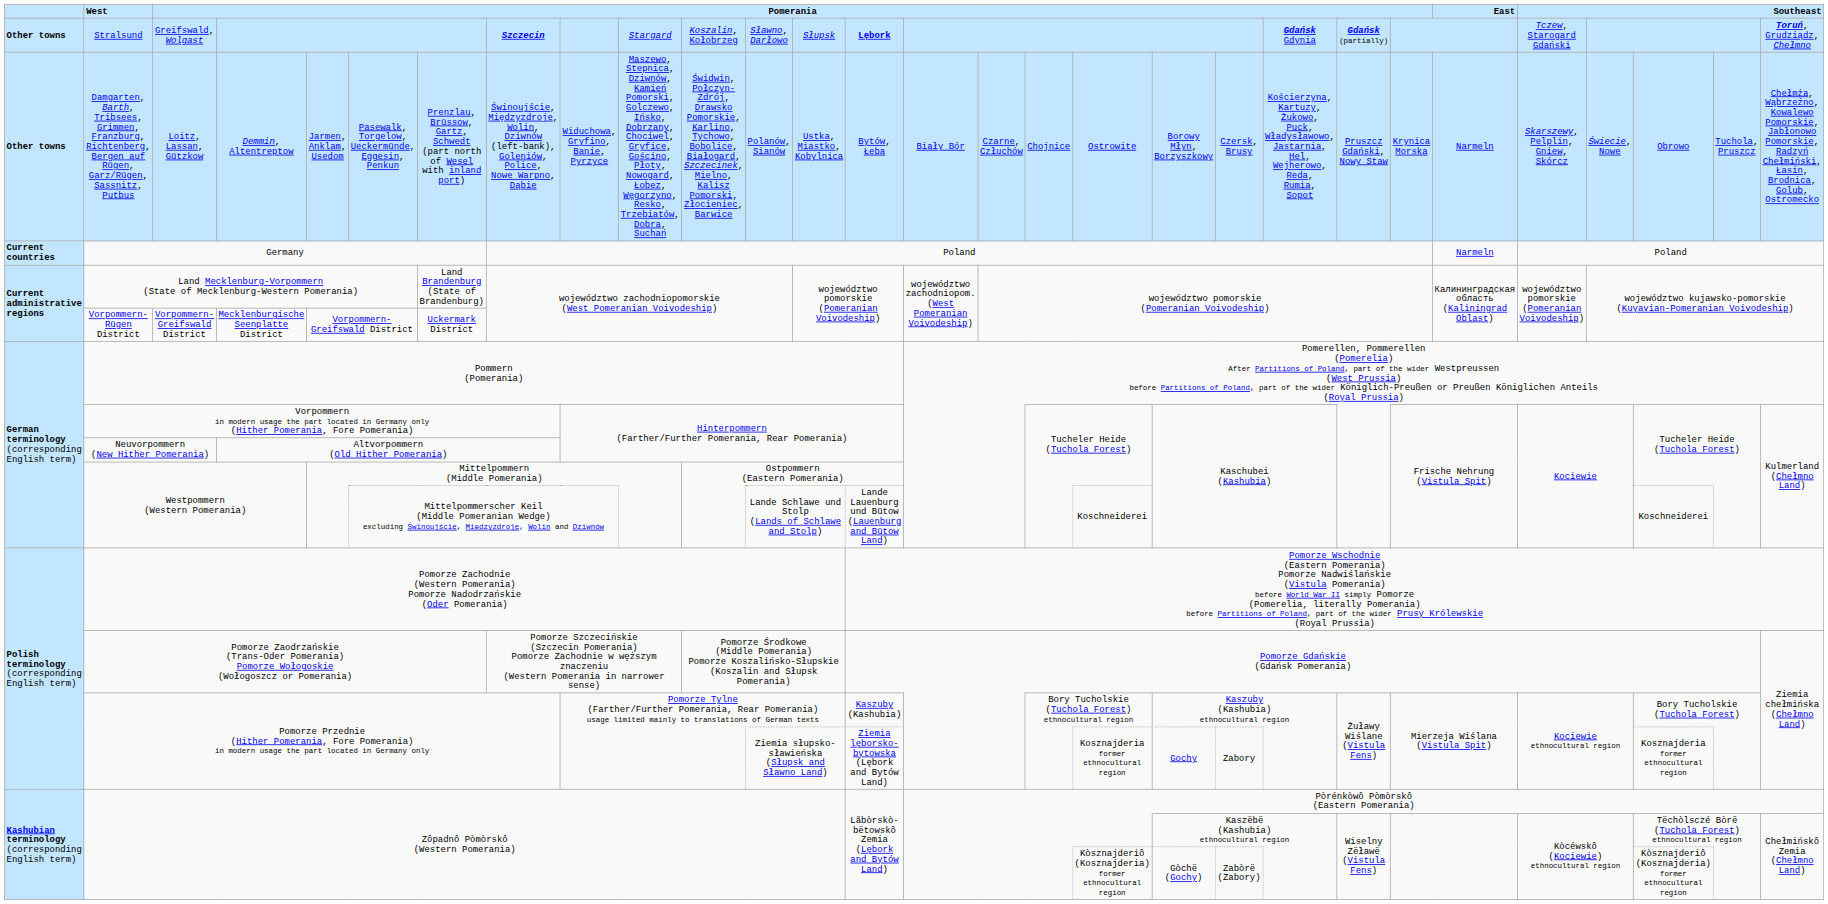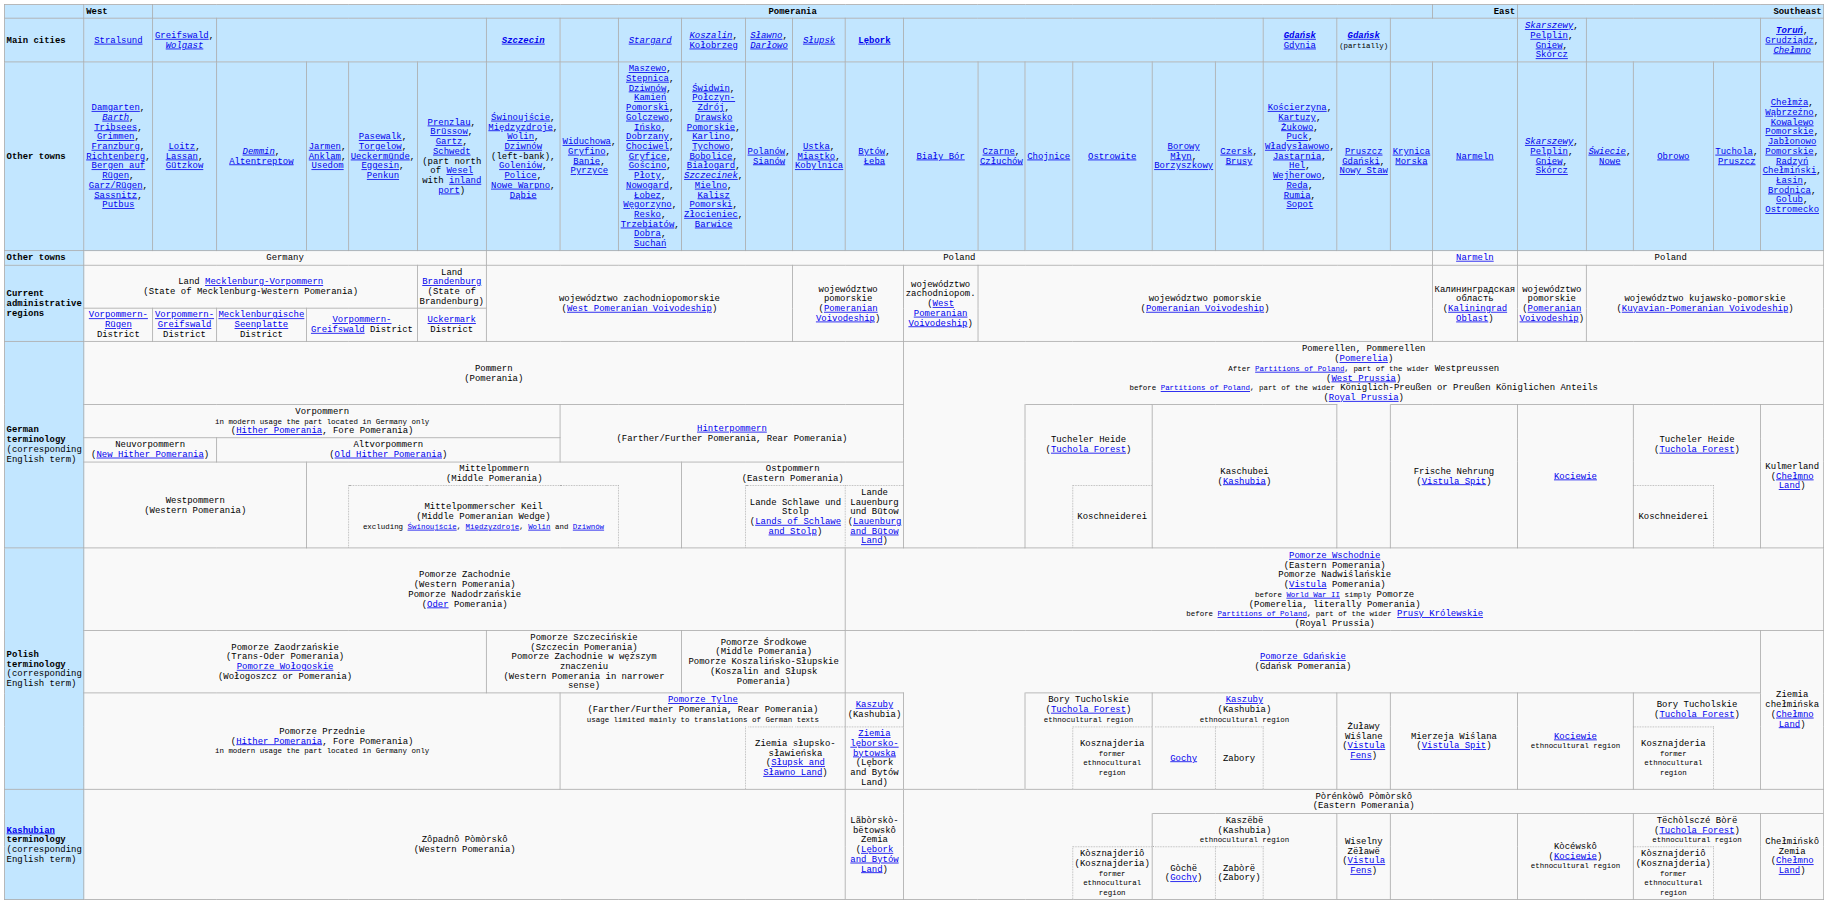(36, 35) Other towns -> (36, 40) Main cities
(1552, 35) Tczew, Starogard Gdański -> (1552, 40) Skarszewy, Pelplin, Gniew, Skórcz
(31, 253) Current countries -> (36, 258) Other towns
